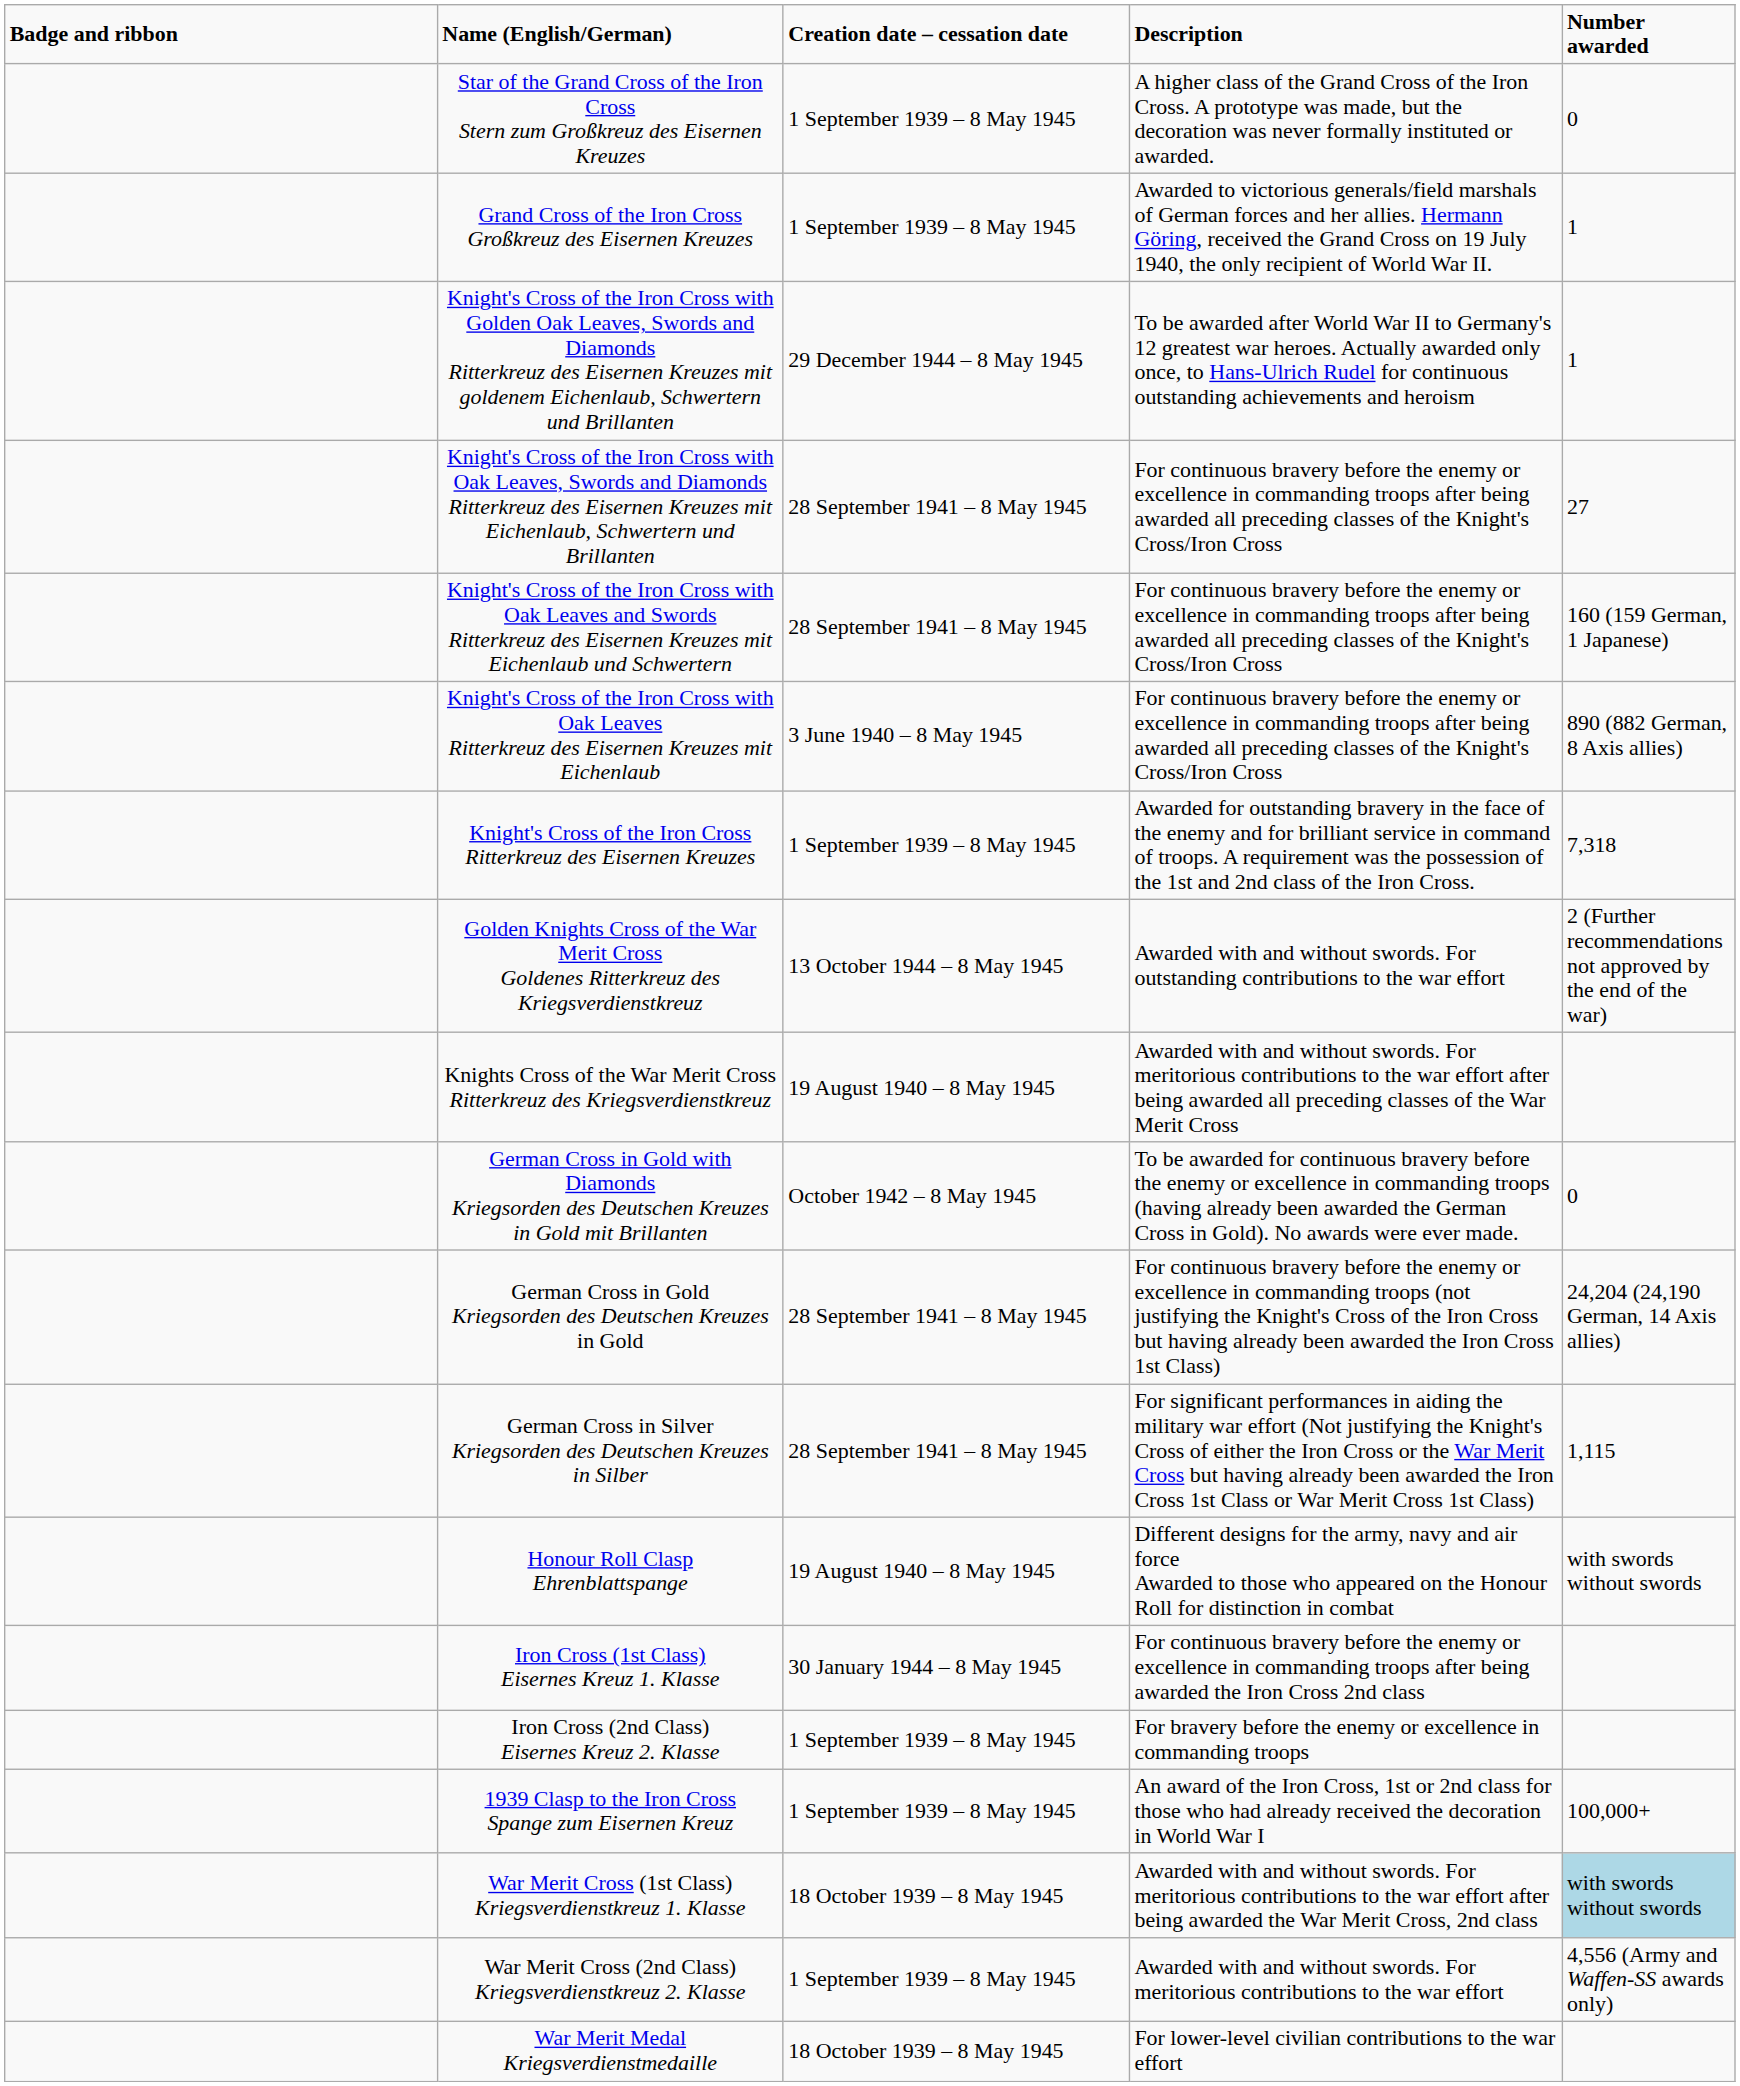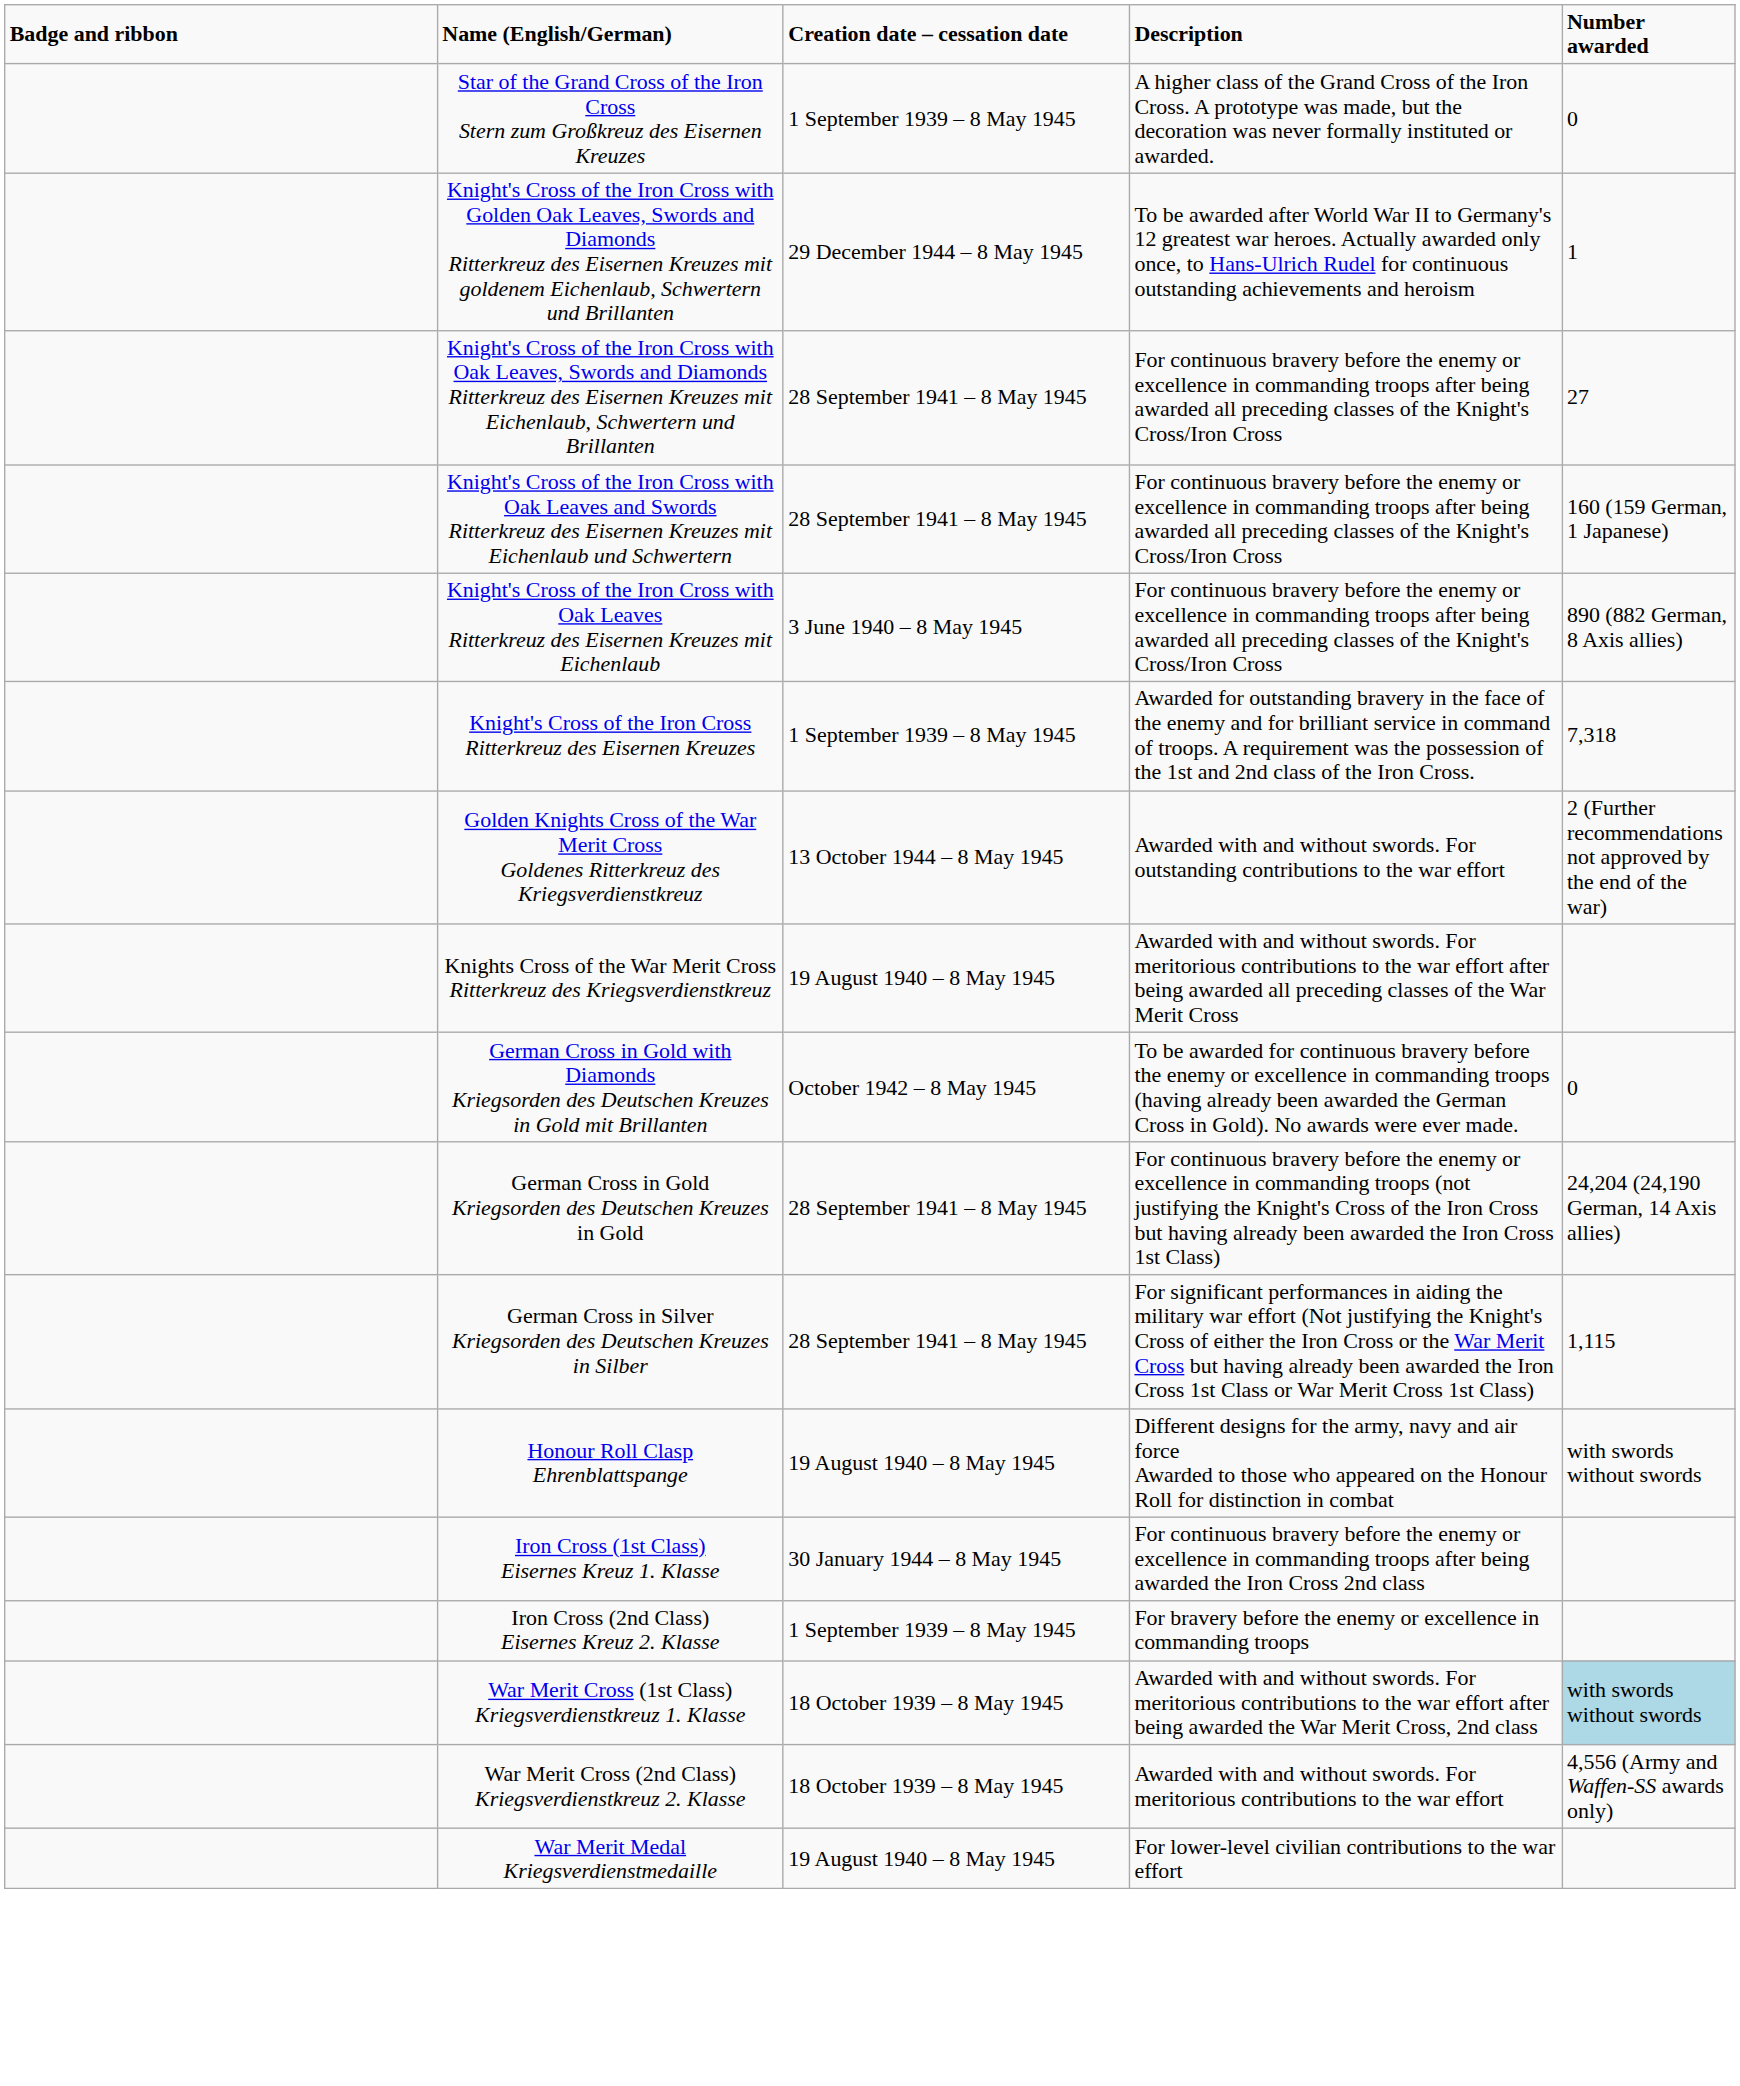- row: (610, 227)
- row: (610, 1811)
(932, 1979) 1 September 1939 – 8 May 1945 -> (926, 1786) 18 October 1939 – 8 May 1945
(926, 2051) 18 October 1939 – 8 May 1945 -> (922, 1858) 19 August 1940 – 8 May 1945
